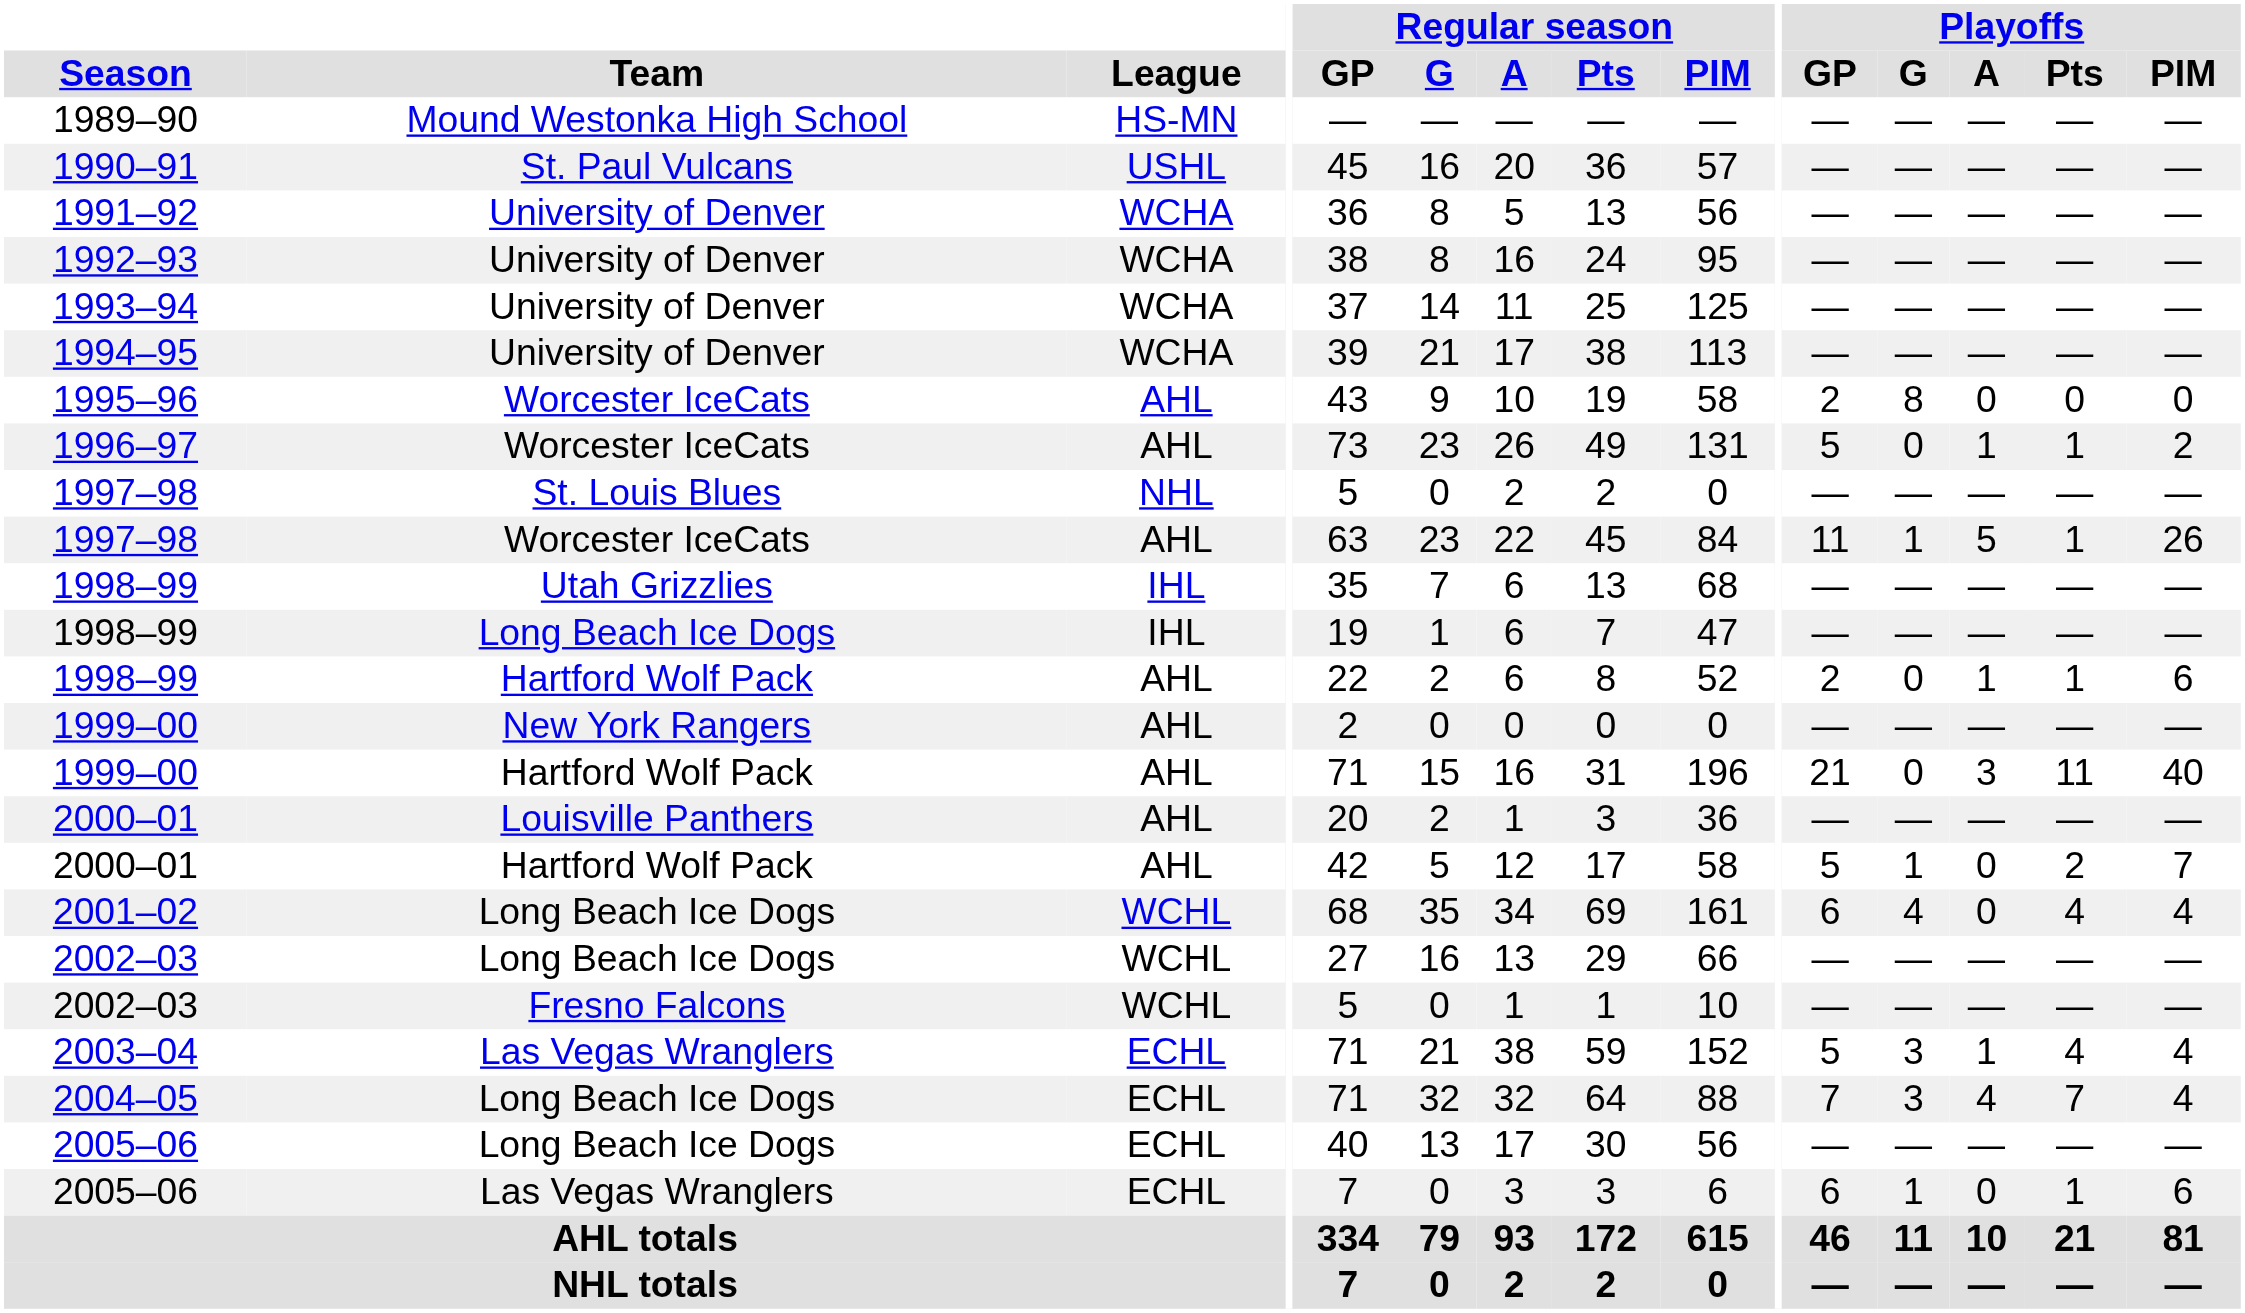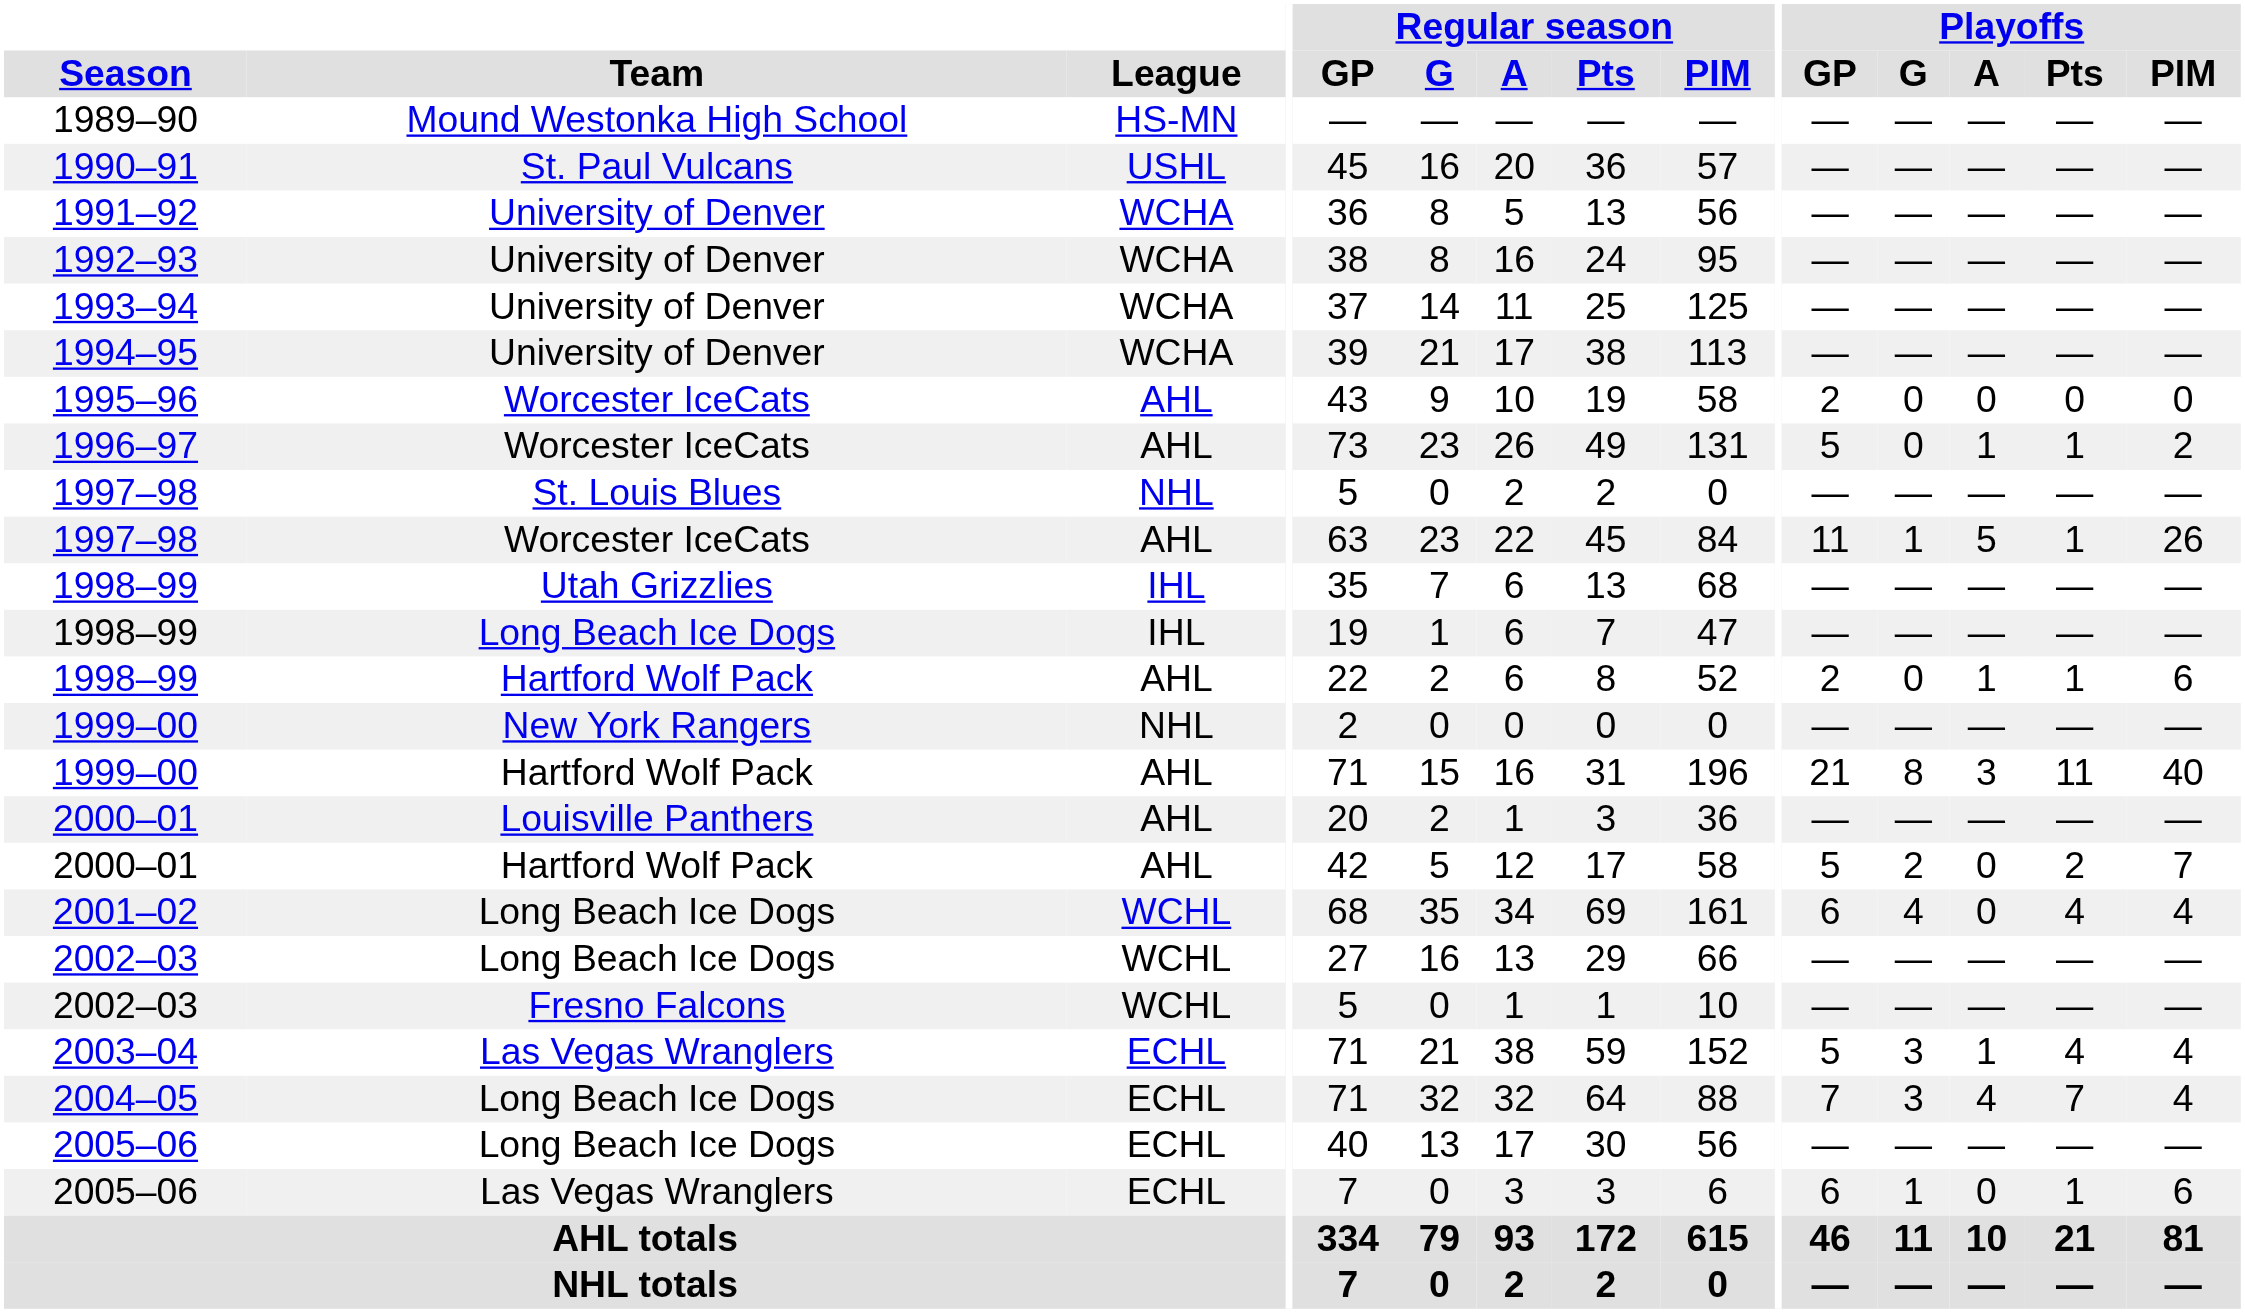(1913, 399) 8 -> (1913, 399) 0
(1176, 725) AHL -> (1176, 725) NHL
(1913, 772) 0 -> (1913, 772) 8
(1913, 865) 1 -> (1913, 865) 2
